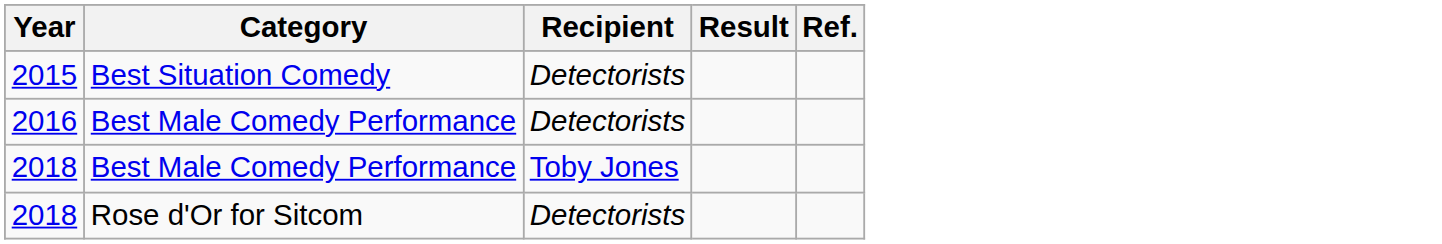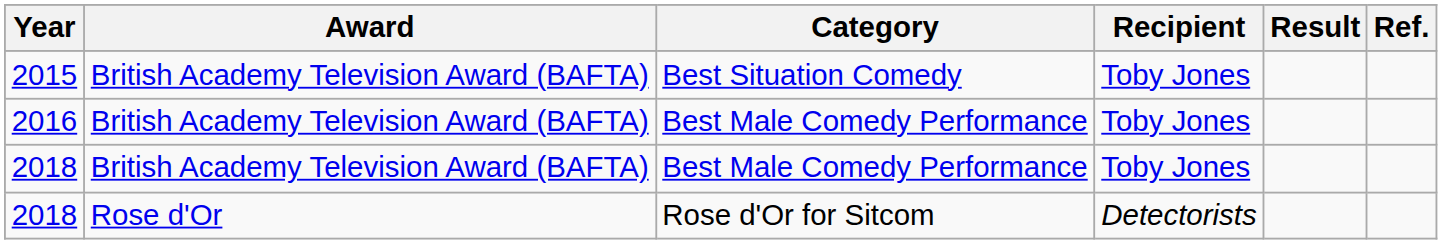+ column: (370, 27)
(607, 74) Detectorists -> (1176, 74) Toby Jones
(607, 121) Detectorists -> (1176, 121) Toby Jones
